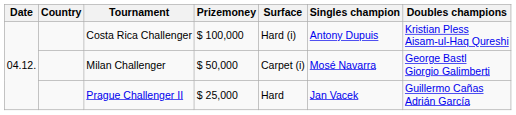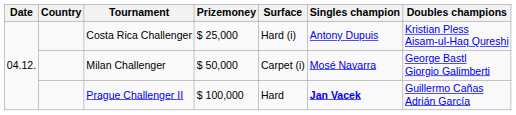(220, 35) $ 100,000 -> (217, 35) $ 25,000
(217, 94) $ 25,000 -> (220, 94) $ 100,000
(334, 94) normal -> (335, 94) bold
